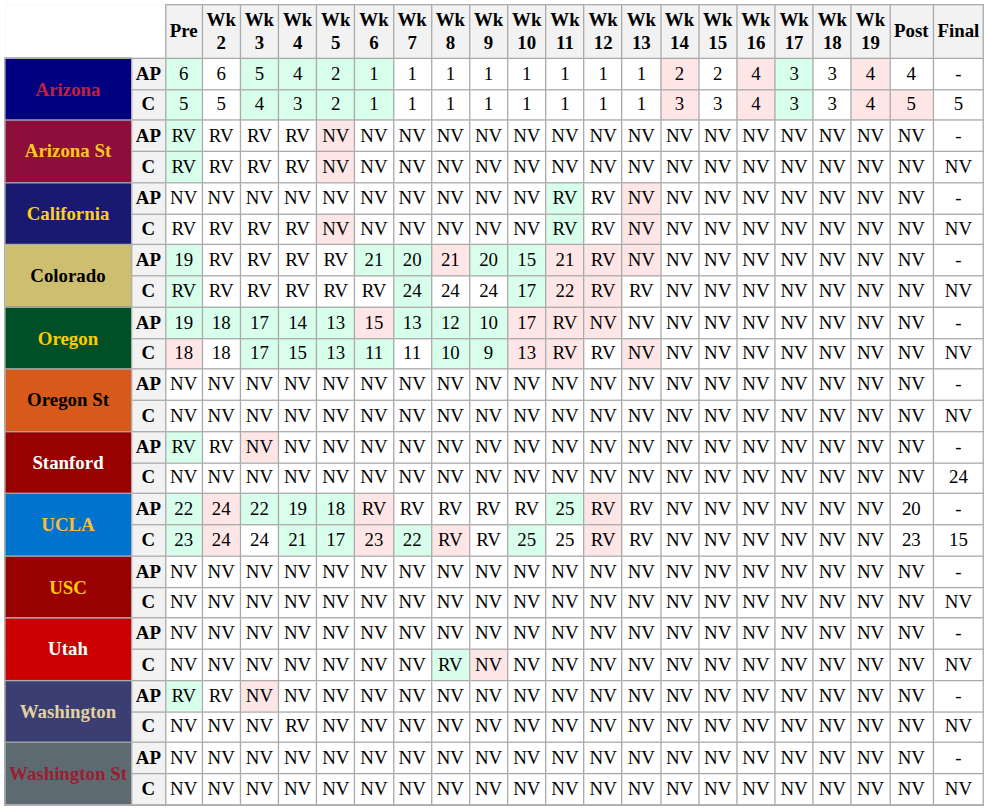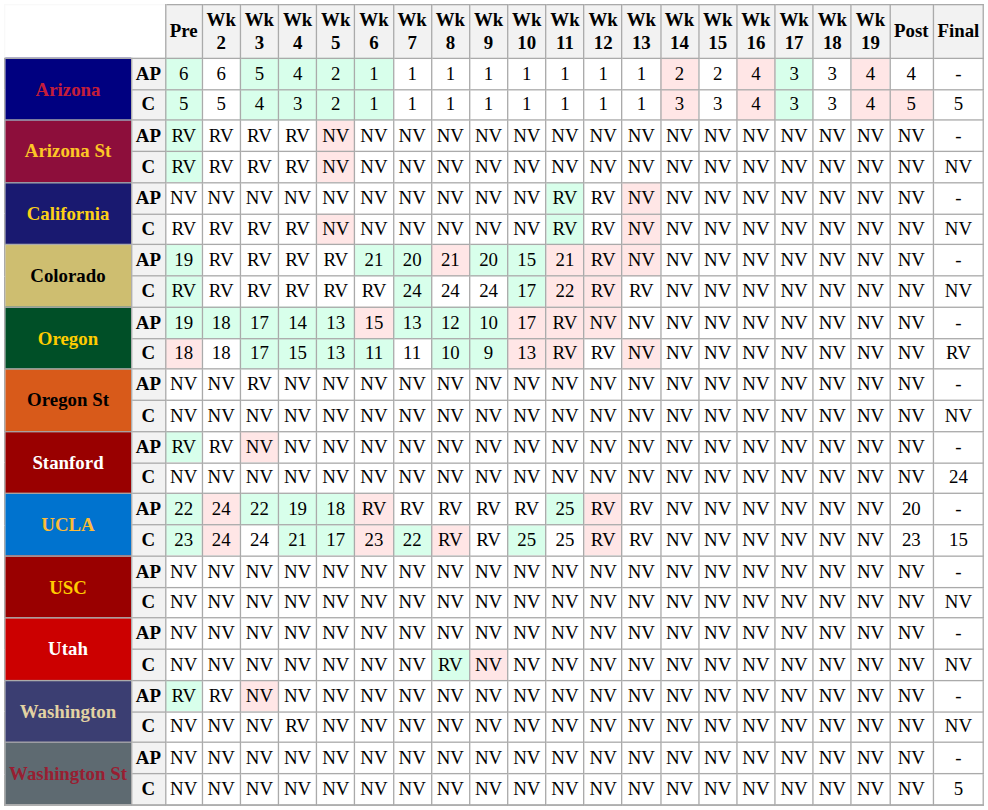(958, 353) NV -> (958, 353) RV
(259, 384) NV -> (259, 384) RV
(958, 789) NV -> (958, 789) 5
